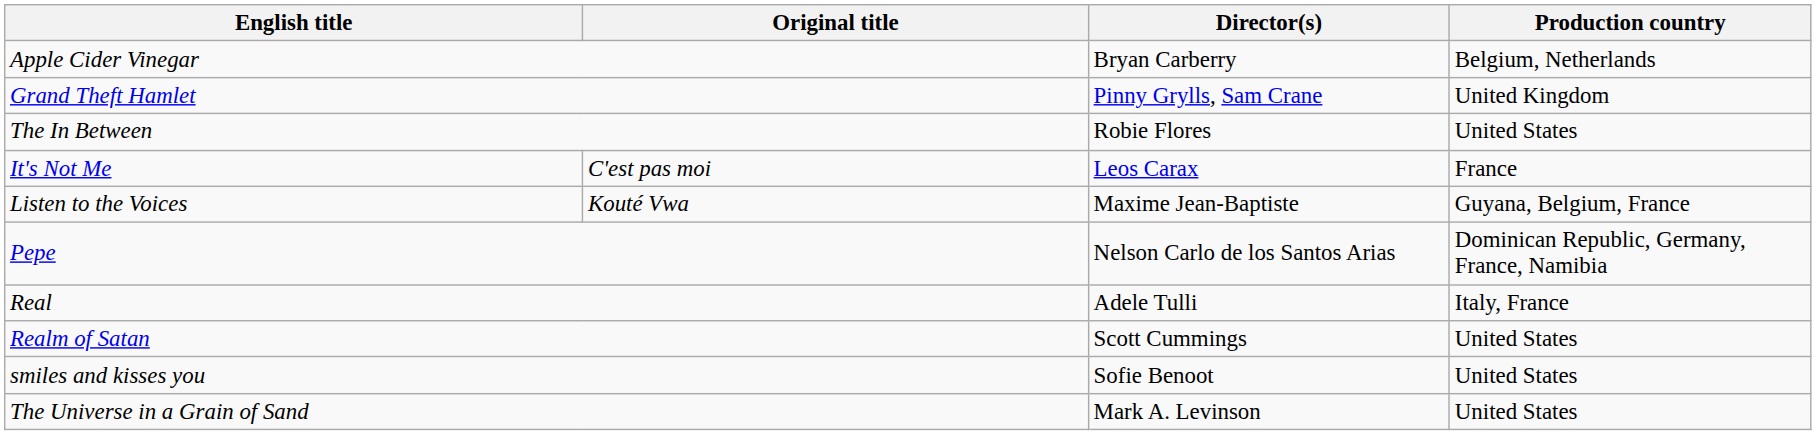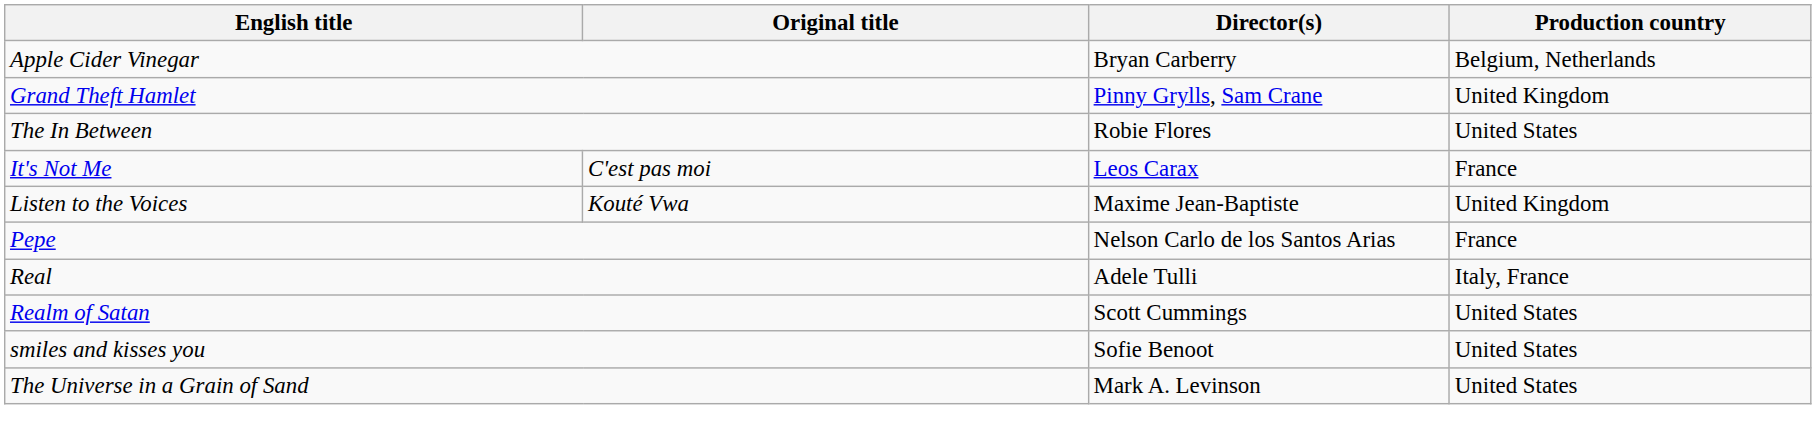(1572, 204) Guyana, Belgium, France -> (1532, 204) United Kingdom
(1600, 253) Dominican Republic, Germany, France, Namibia -> (1486, 240) France
